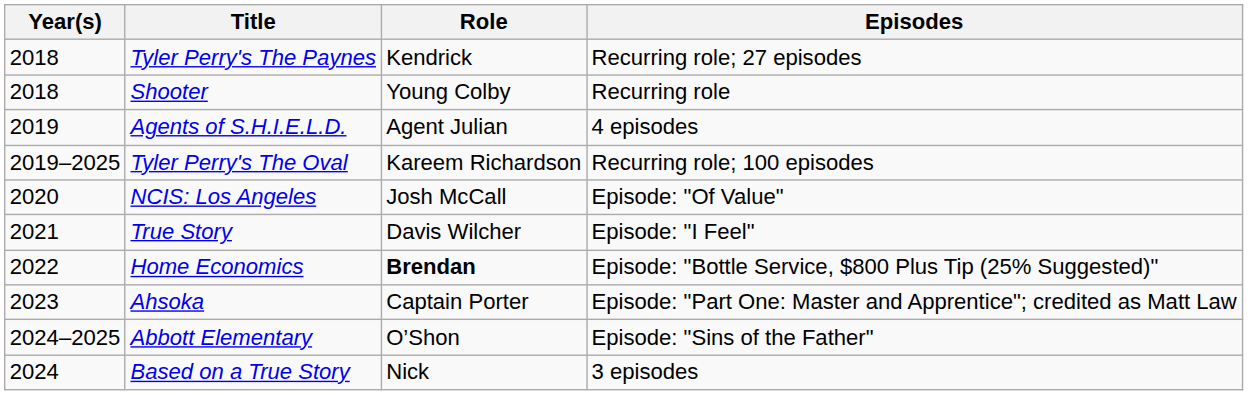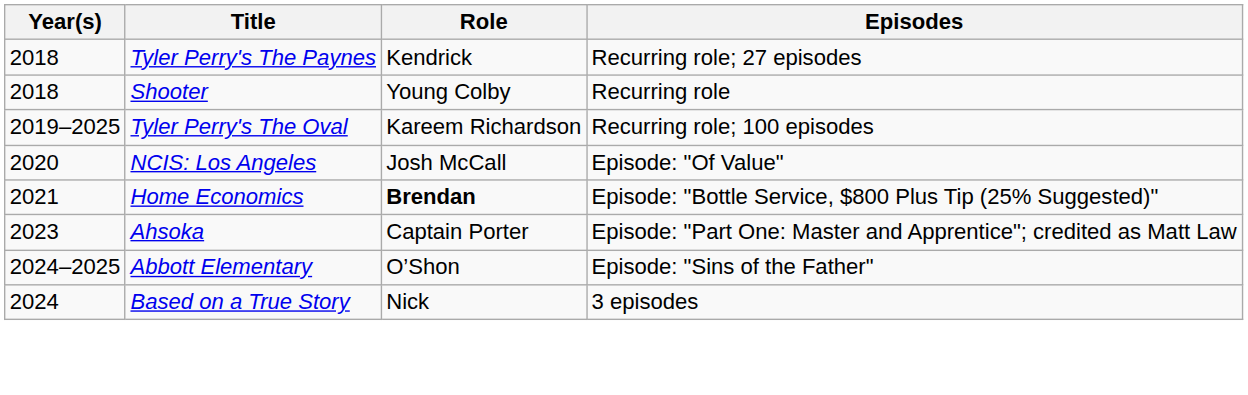- row: (238, 127)
- row: (181, 232)
(34, 267) 2022 -> (34, 197) 2021
